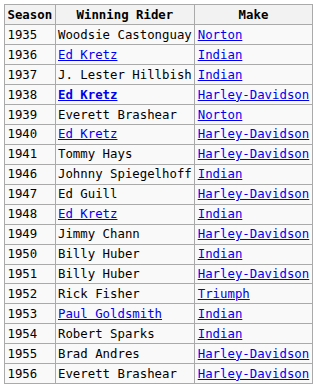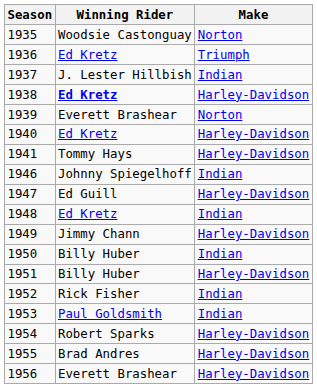(220, 55) Indian -> (224, 55) Triumph
(224, 294) Triumph -> (220, 294) Indian
(220, 334) Indian -> (253, 334) Harley-Davidson
